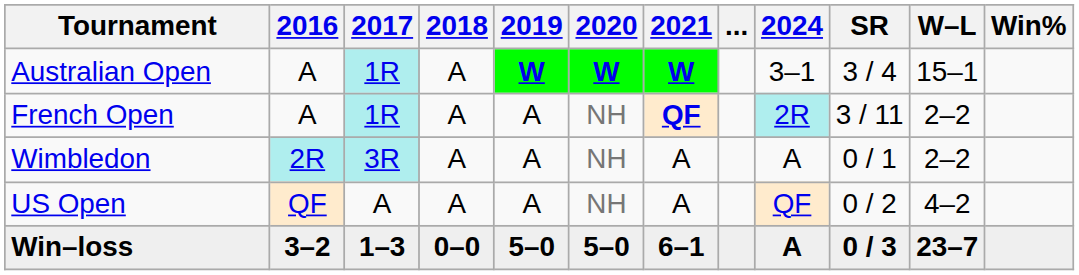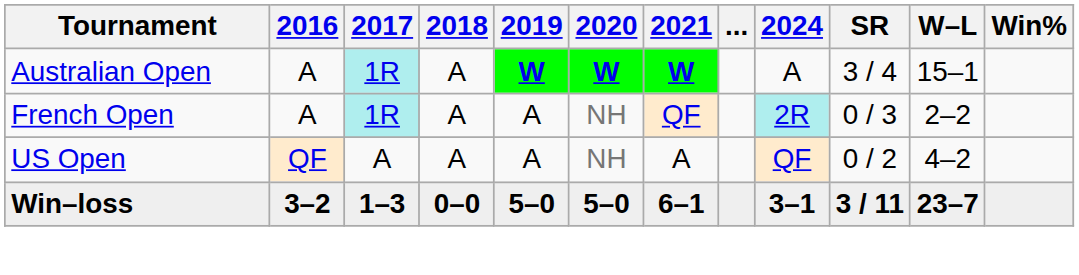(792, 70) 3–1 -> (792, 70) A
(681, 114) bold -> (681, 114) normal
(870, 114) 3 / 11 -> (870, 114) 0 / 3
- row: (81, 159)
(792, 247) A -> (792, 203) 3–1
(870, 247) 0 / 3 -> (870, 203) 3 / 11
